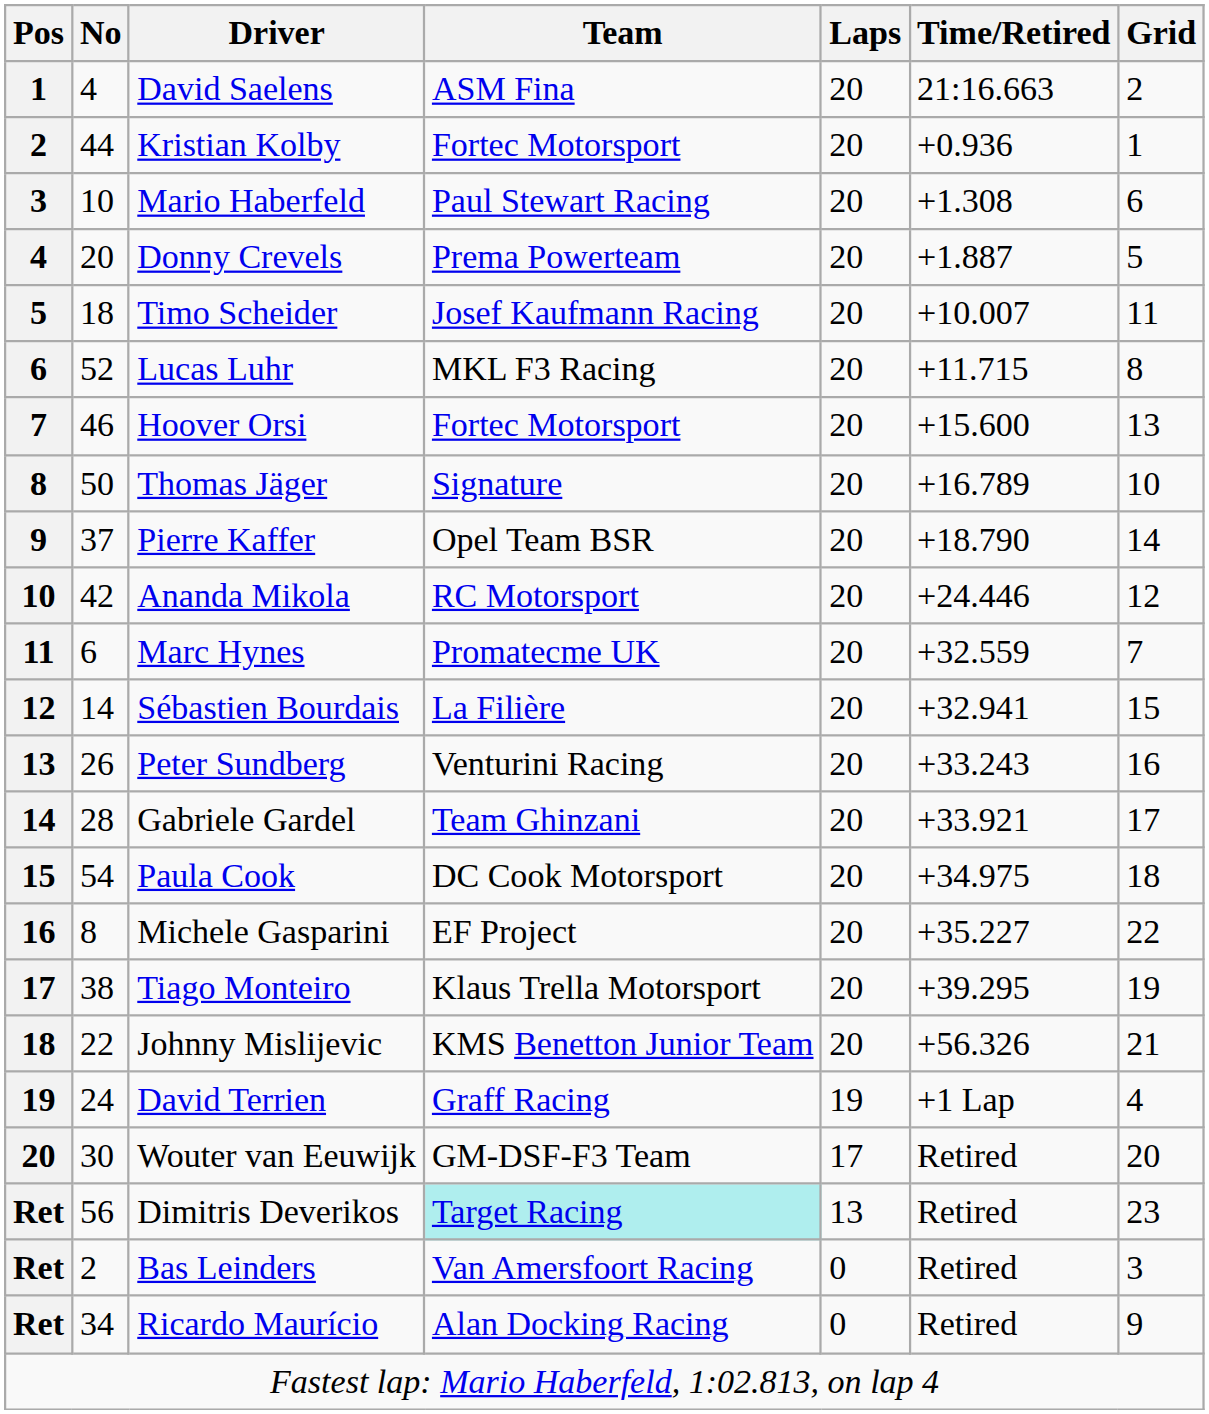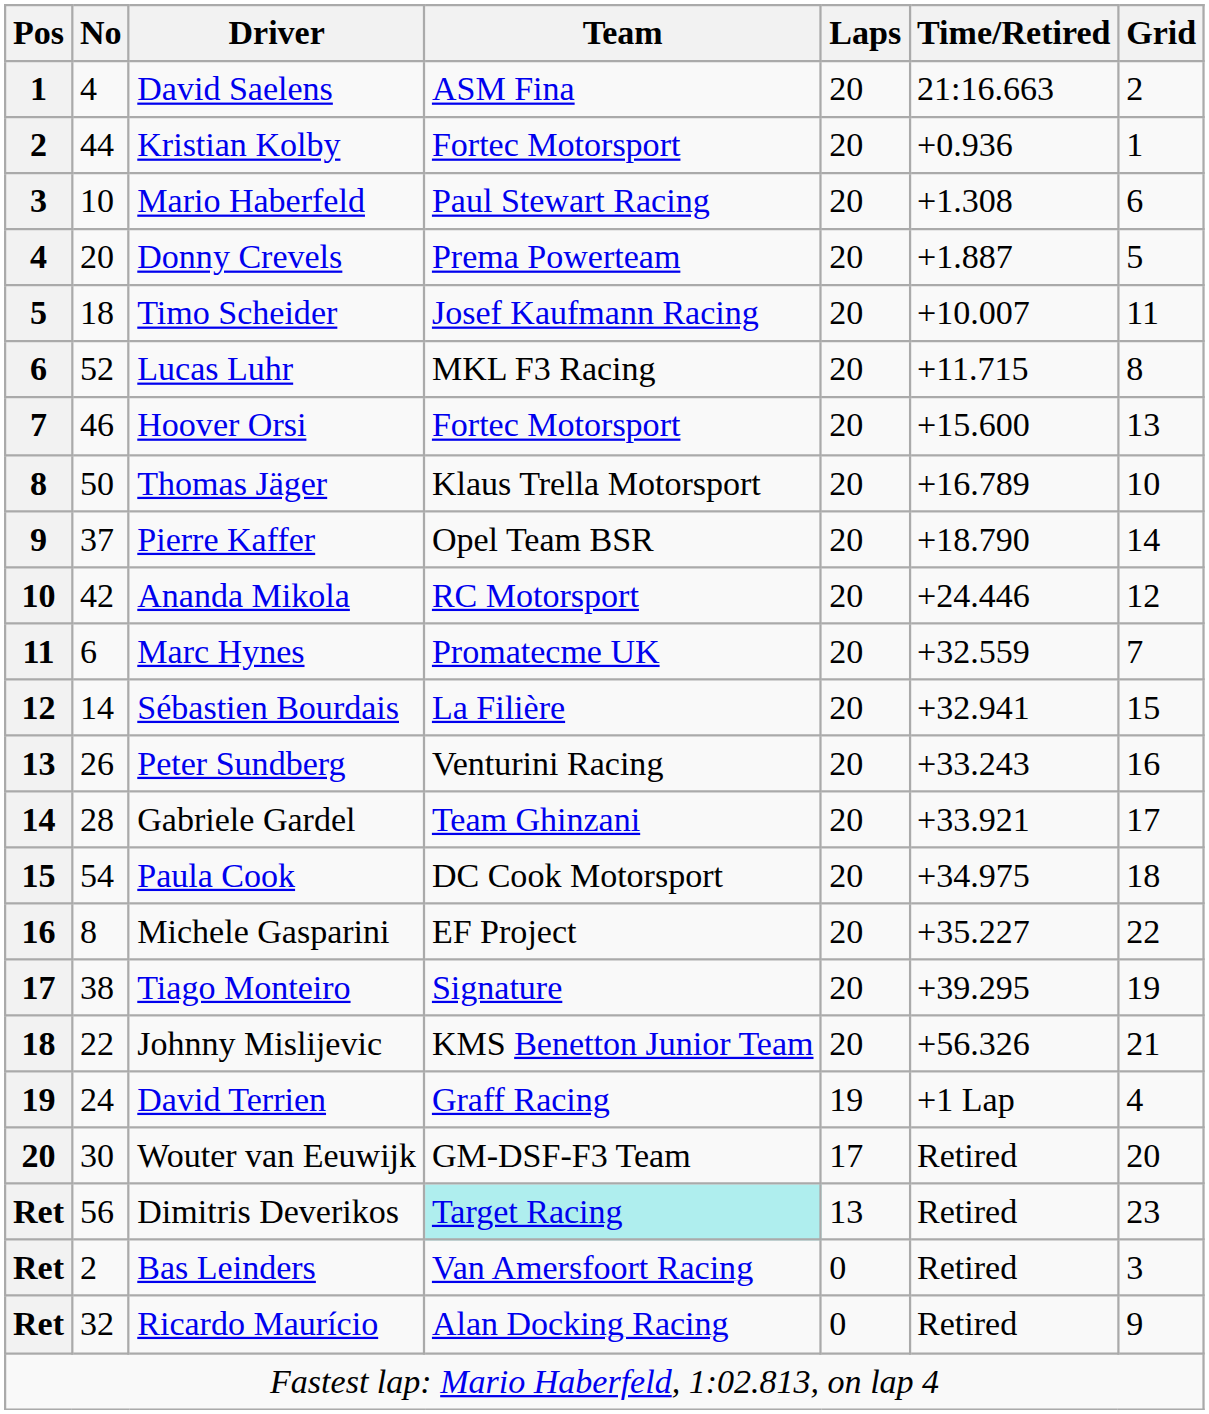(497, 481) Signature -> (596, 481) Klaus Trella Motorsport
(596, 987) Klaus Trella Motorsport -> (497, 987) Signature
(97, 1323) 34 -> (97, 1323) 32
